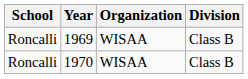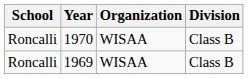rows swapped: (78, 39) <-> (78, 62)
